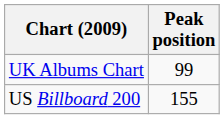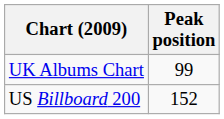(184, 98) 155 -> (184, 98) 152
